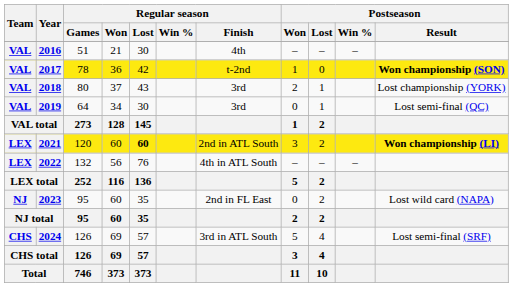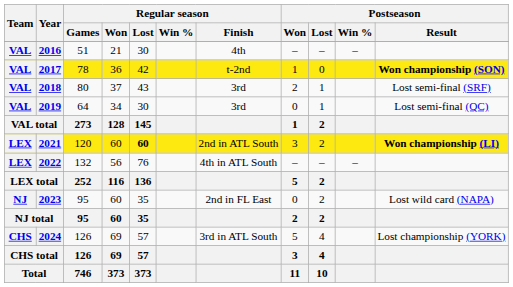(441, 88) Lost championship (YORK) -> (441, 88) Lost semi-final (SRF)
(441, 236) Lost semi-final (SRF) -> (441, 236) Lost championship (YORK)
